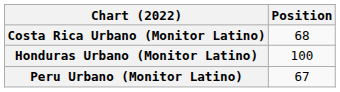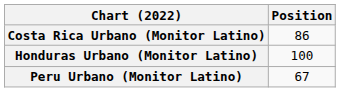(302, 35) 68 -> (302, 35) 86
